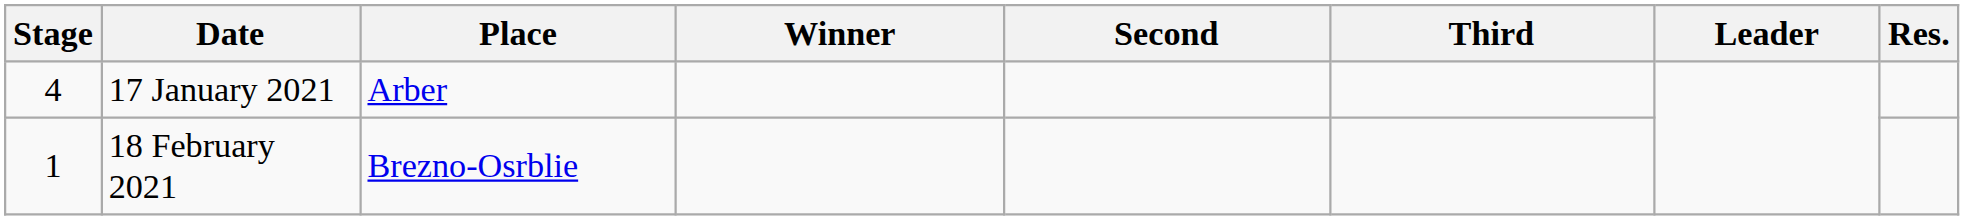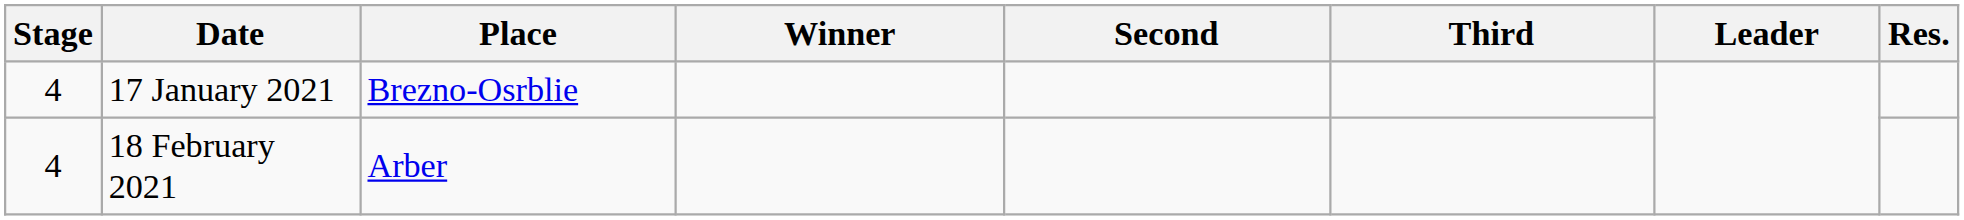(407, 89) Arber -> (473, 89) Brezno-Osrblie
(53, 165) 1 -> (53, 165) 4
(473, 165) Brezno-Osrblie -> (407, 165) Arber
